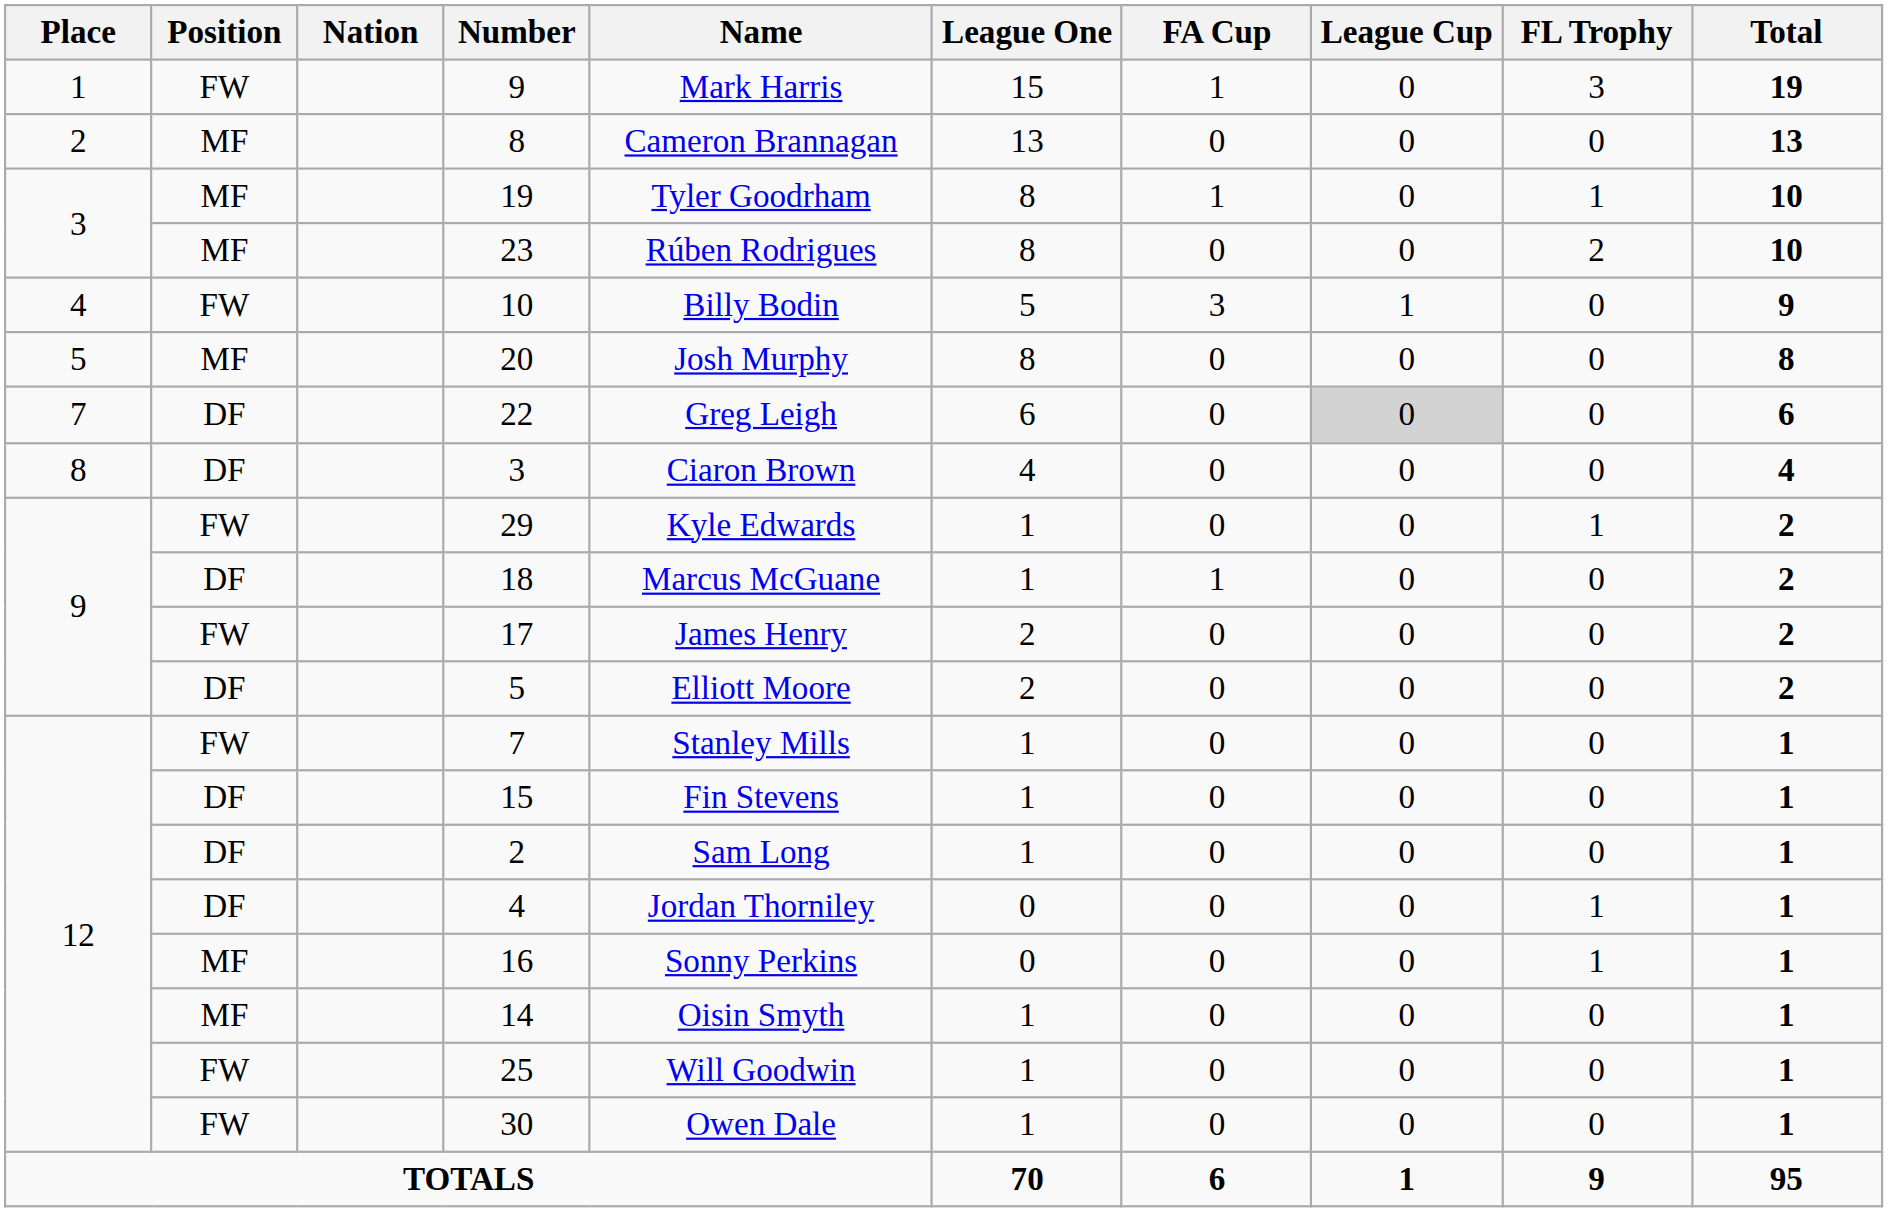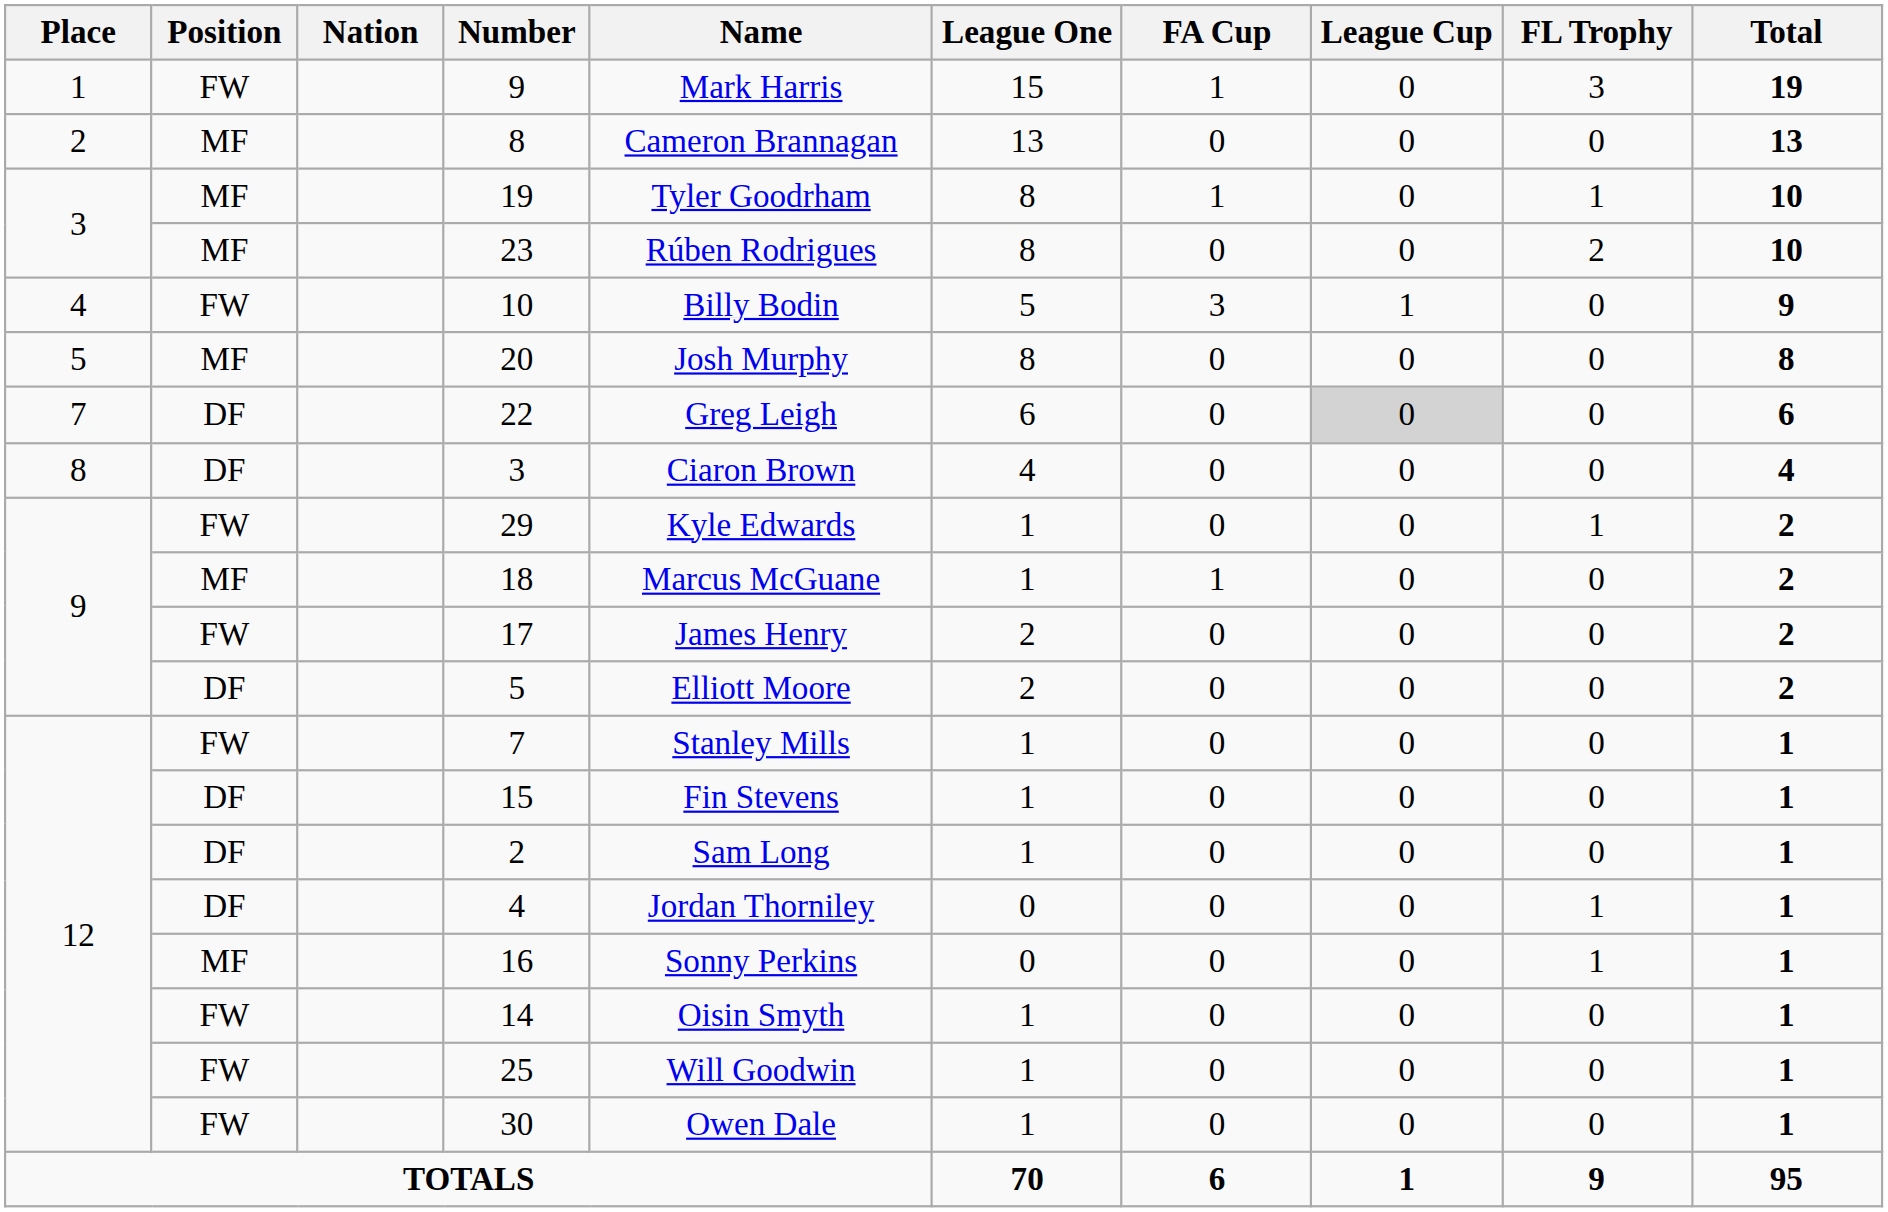(224, 578) DF -> (224, 578) MF
(224, 1015) MF -> (224, 1015) FW
